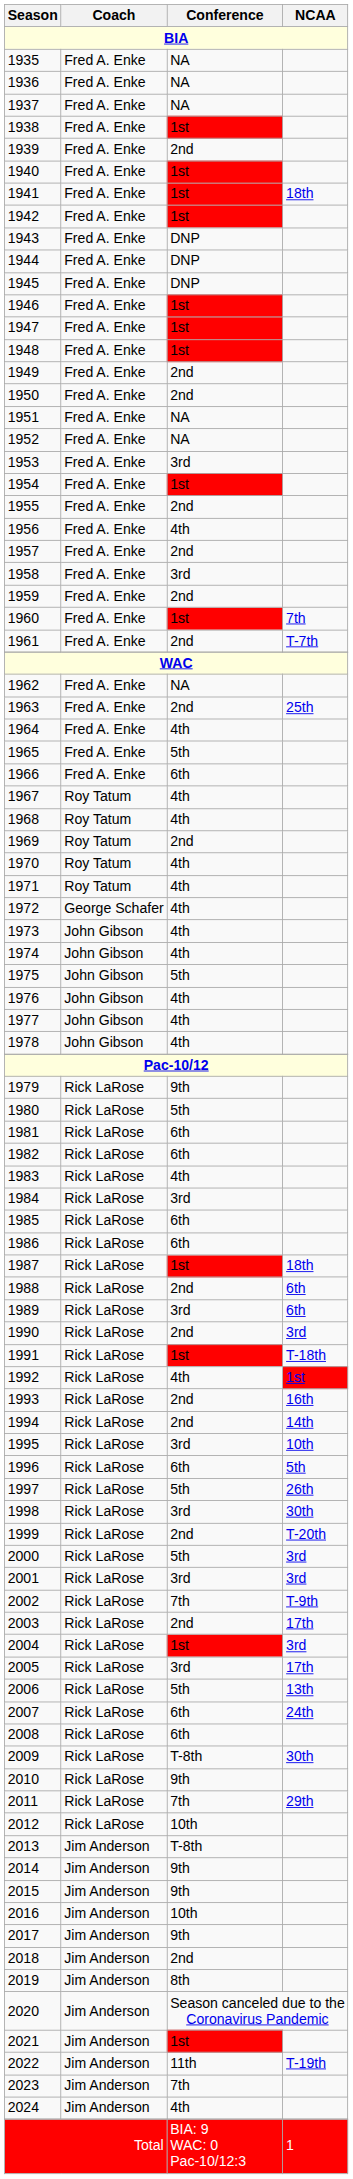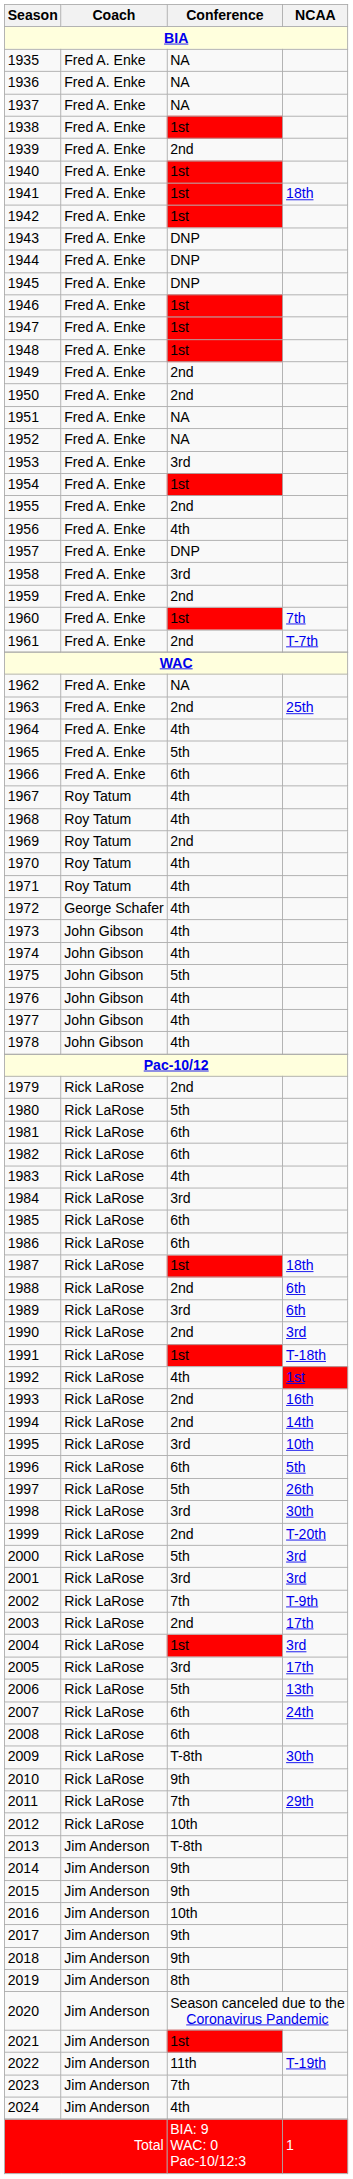(182, 551) 2nd -> (185, 551) DNP
(180, 1087) 9th -> (182, 1087) 2nd
(182, 1958) 2nd -> (180, 1958) 9th
